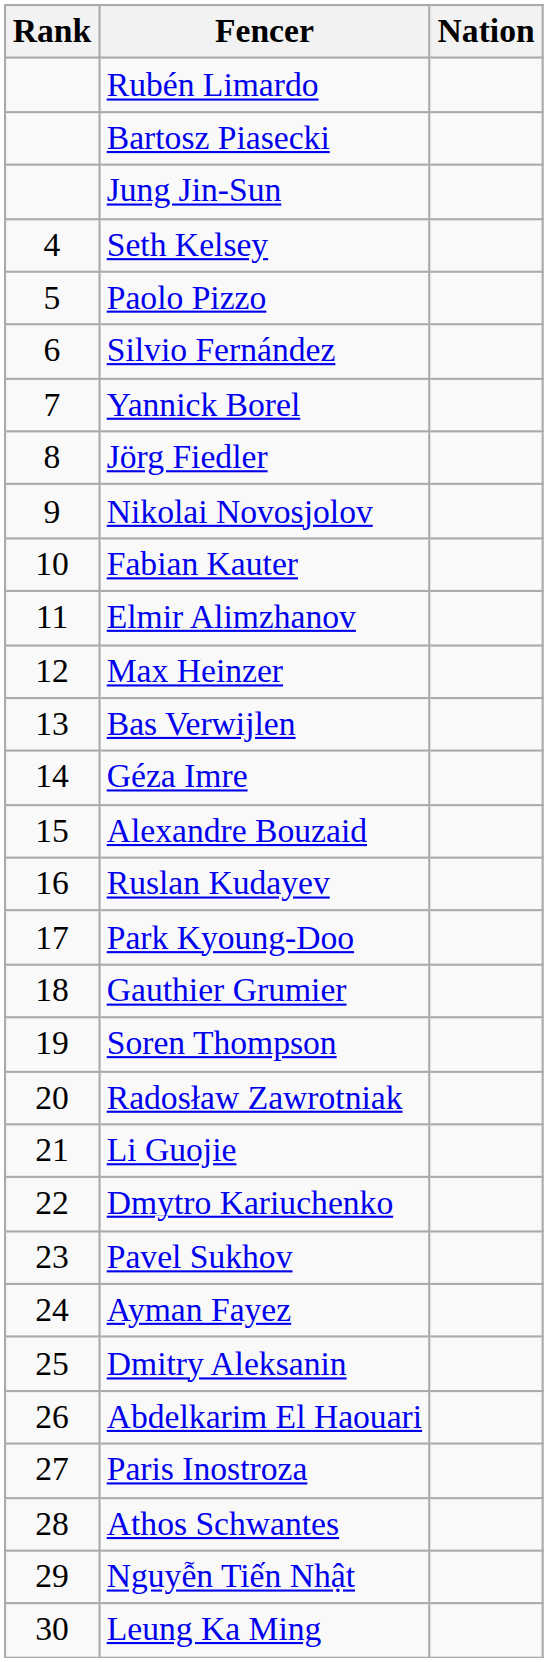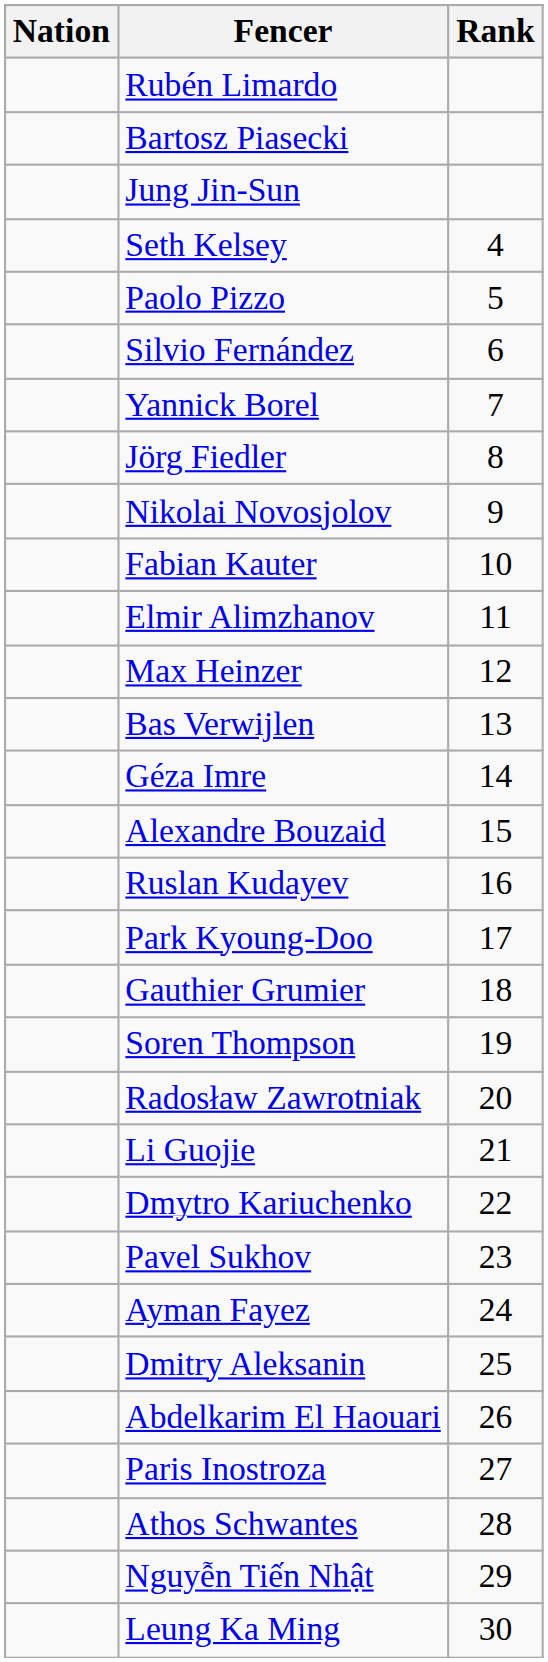columns swapped: (52, 31) <-> (486, 31)
